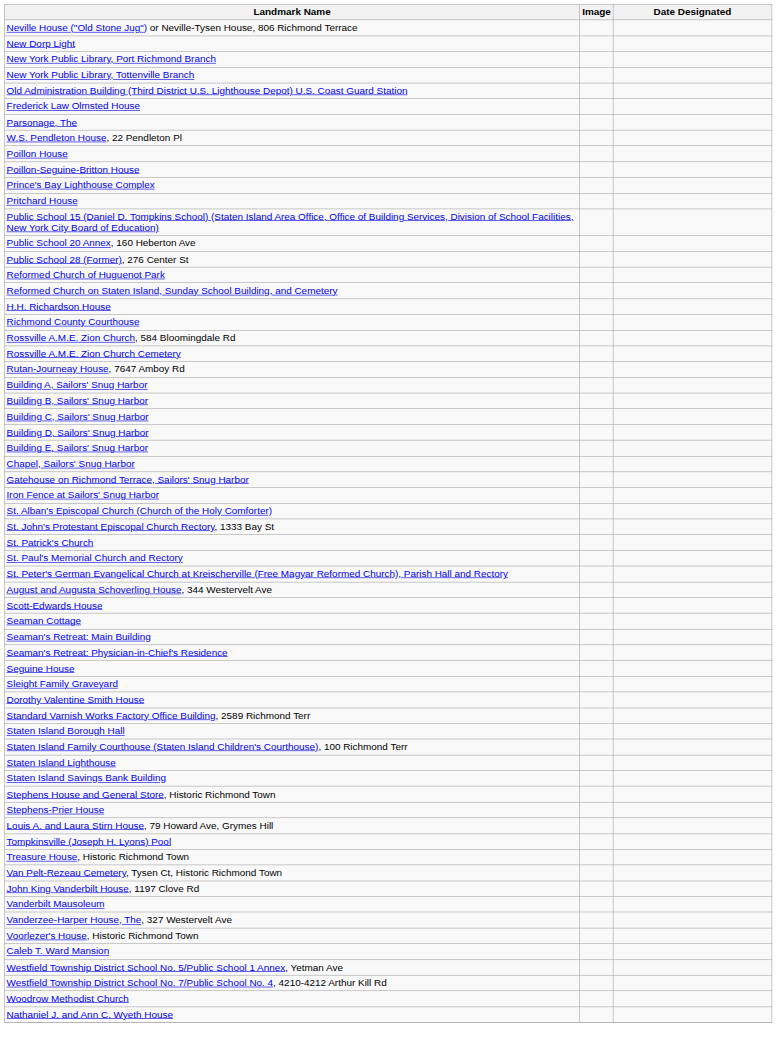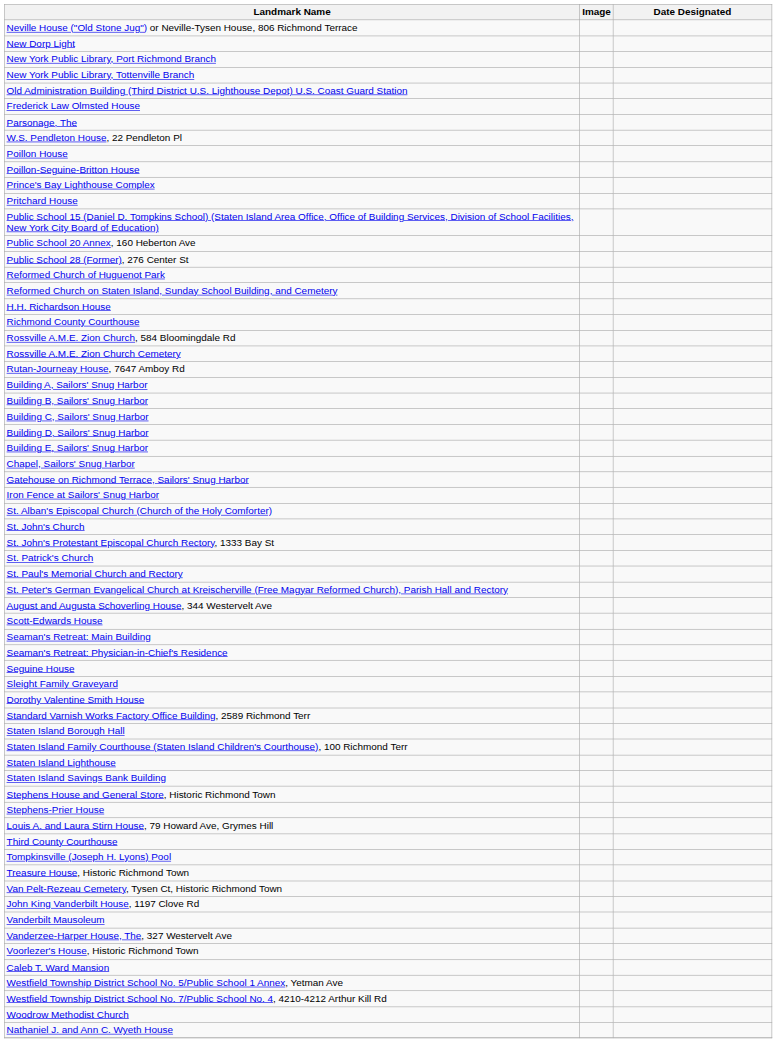+ row: (46, 526)
- row: (44, 621)
+ row: (62, 841)
